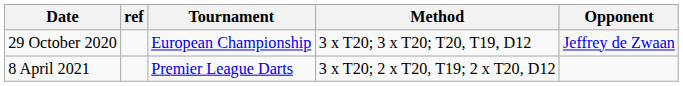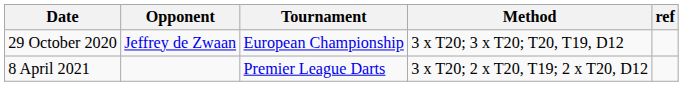columns swapped: (619, 17) <-> (134, 17)
